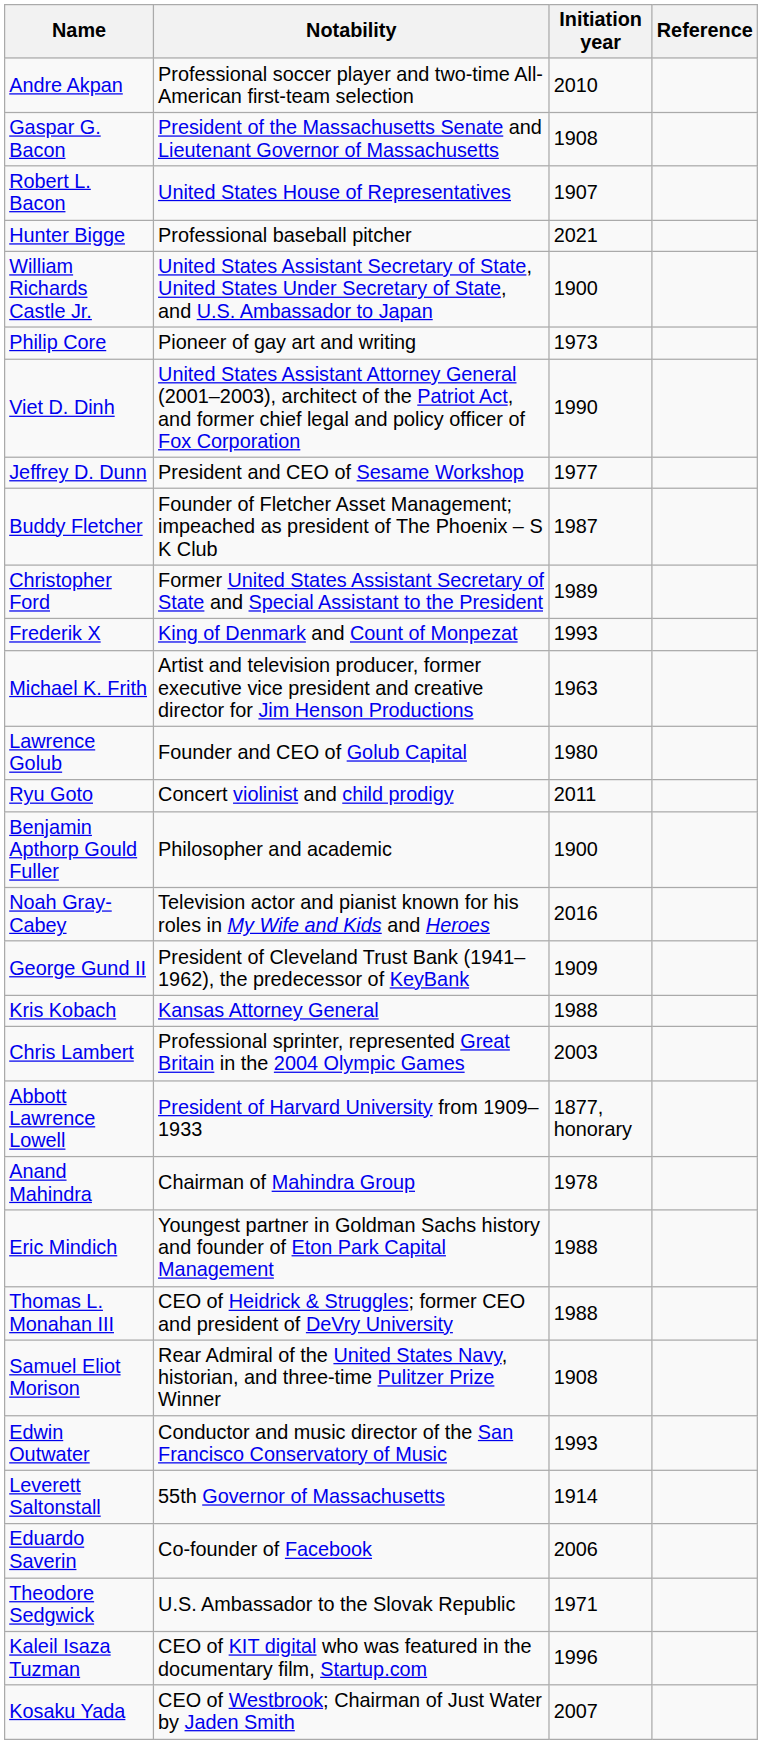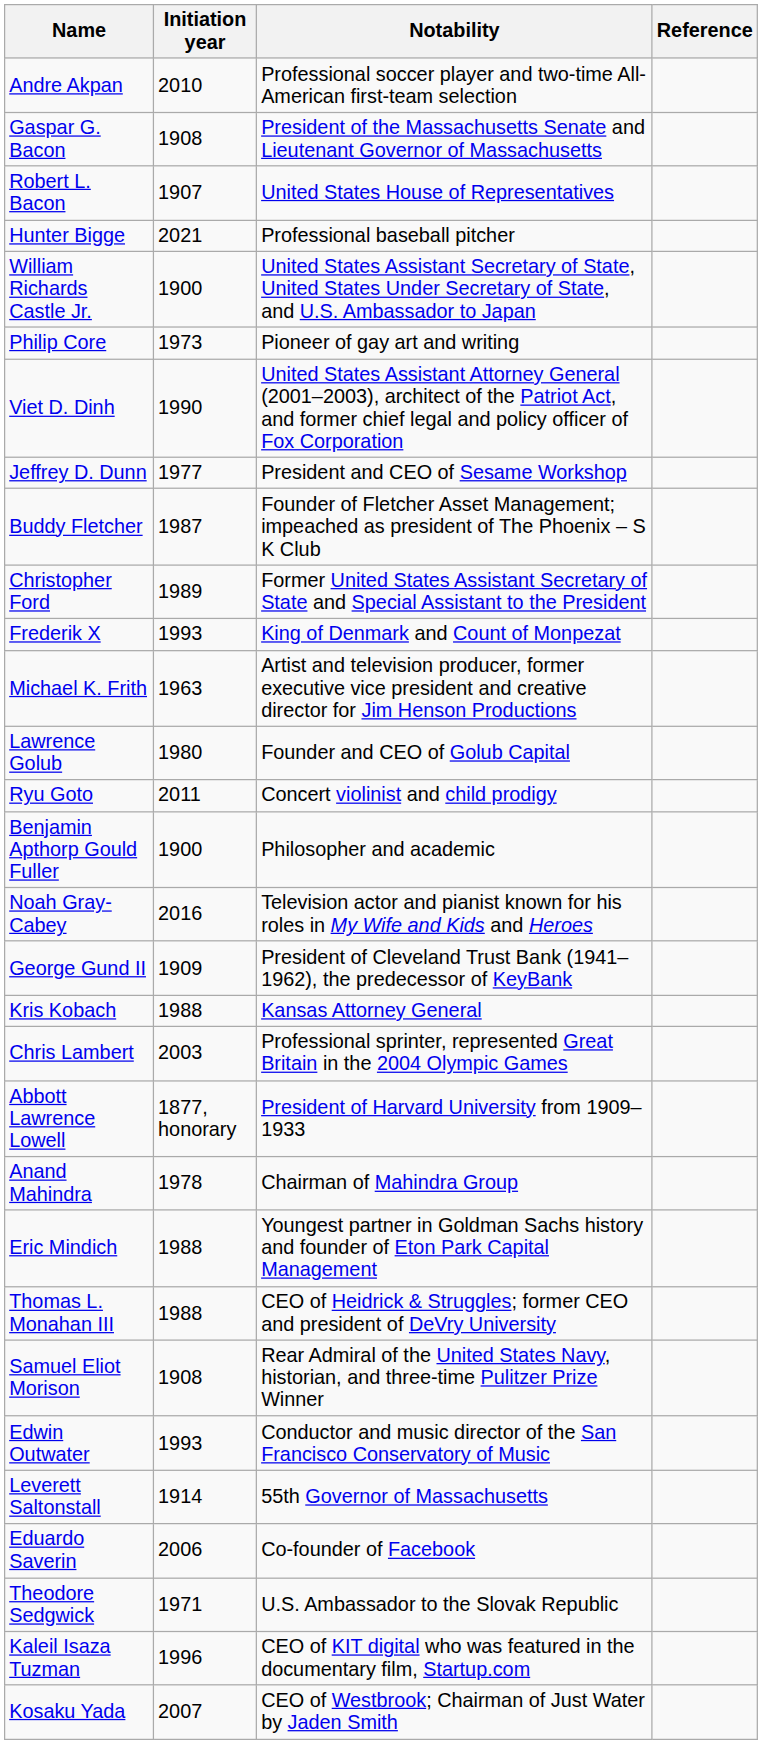columns swapped: (601, 31) <-> (351, 31)
